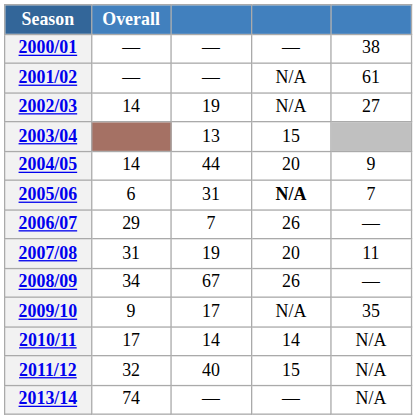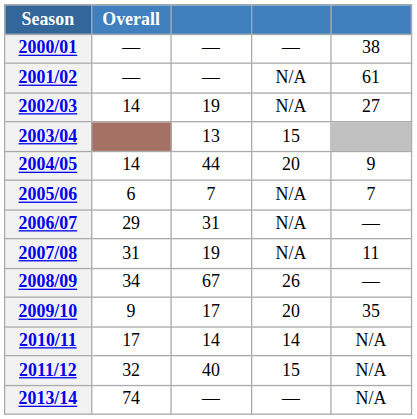(211, 194) 31 -> (211, 194) 7
(291, 194) bold -> (291, 194) normal
(211, 223) 7 -> (211, 223) 31
(291, 223) 26 -> (291, 223) N/A
(291, 252) 20 -> (291, 252) N/A
(291, 311) N/A -> (291, 311) 20
